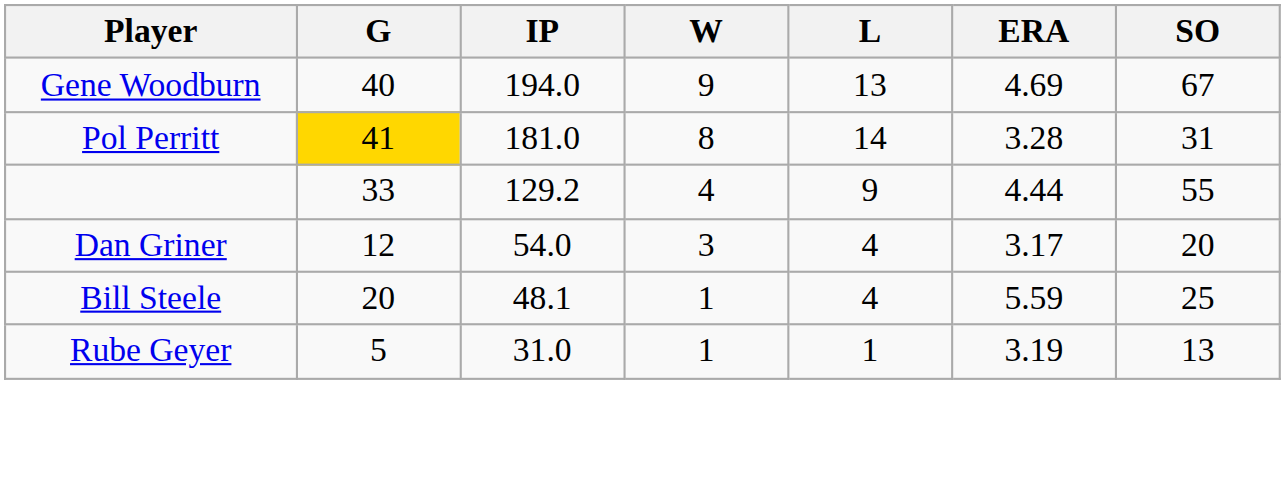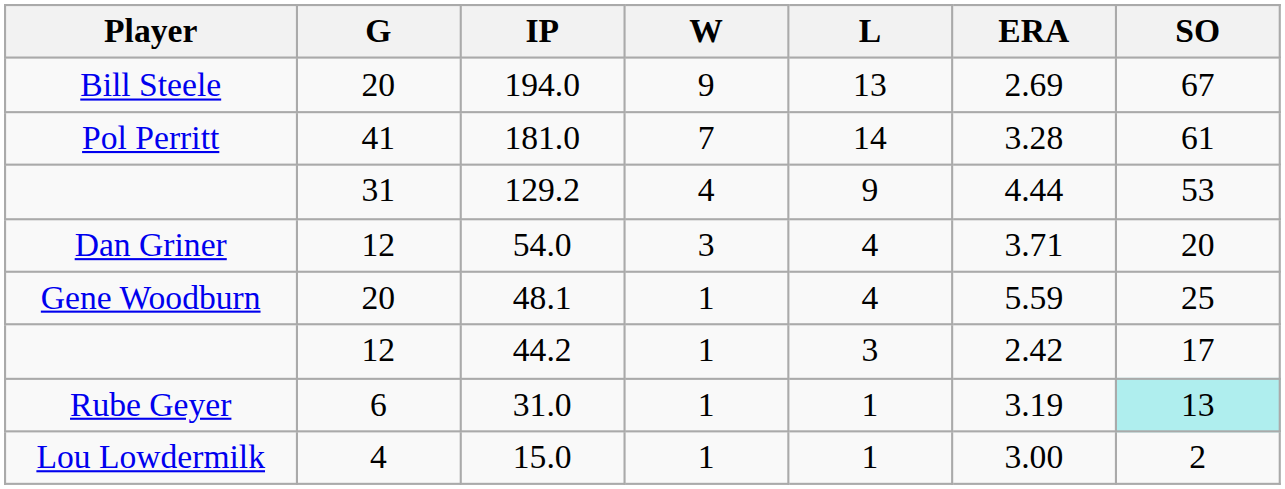(151, 84) Gene Woodburn -> (151, 84) Bill Steele
(378, 84) 40 -> (378, 84) 20
(1034, 84) 4.69 -> (1034, 84) 2.69
(378, 137) gold background -> (378, 137) no background
(706, 137) 8 -> (706, 137) 7
(1198, 137) 31 -> (1198, 137) 61
(378, 191) 33 -> (378, 191) 31
(1198, 191) 55 -> (1198, 191) 53
(1034, 244) 3.17 -> (1034, 244) 3.71
(151, 297) Bill Steele -> (151, 297) Gene Woodburn
+ row: (542, 350)
(378, 350) 5 -> (378, 404) 6
(1198, 350) no background -> (1198, 404) paleturquoise background
+ row: (542, 457)
